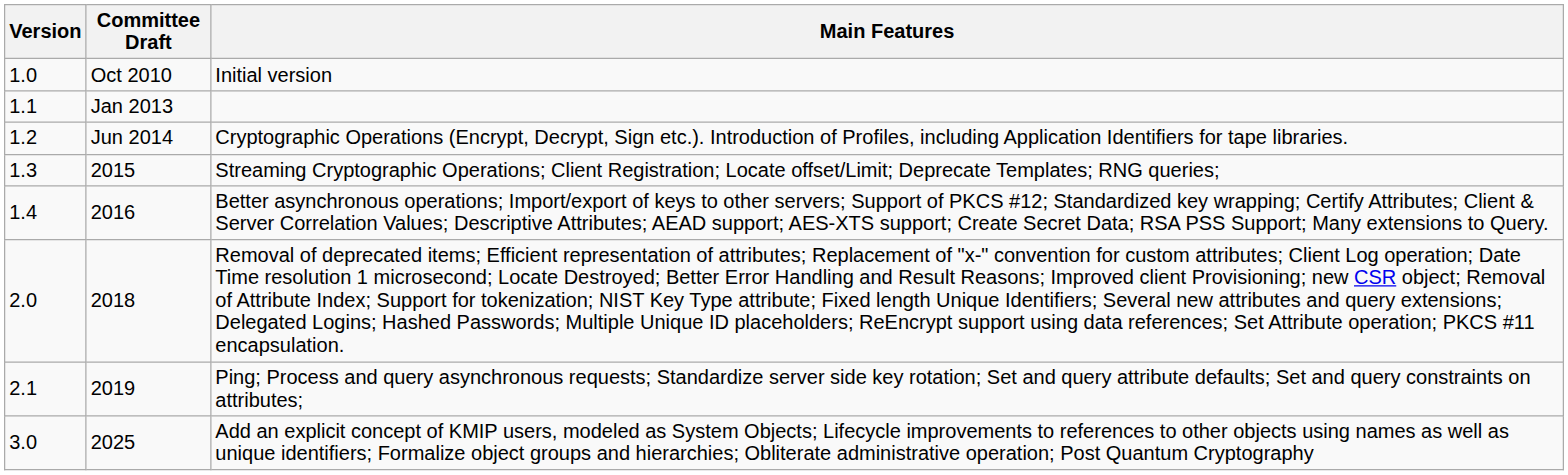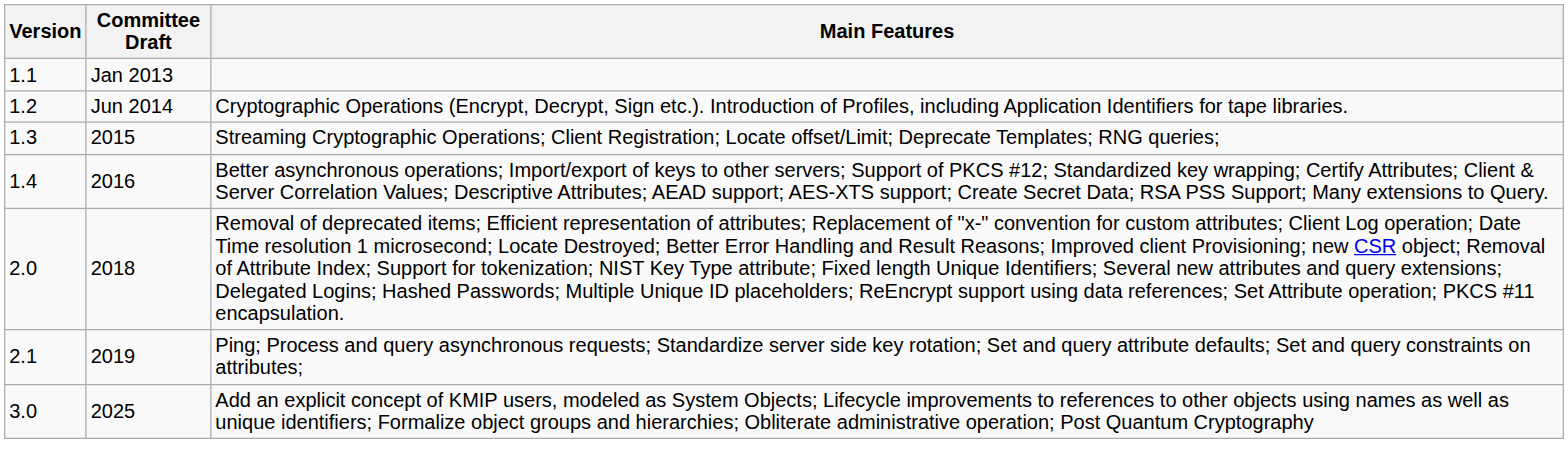- row: (274, 74)
